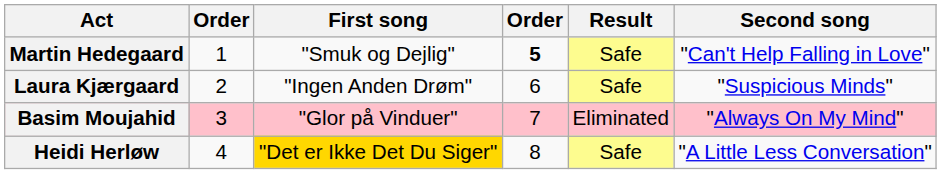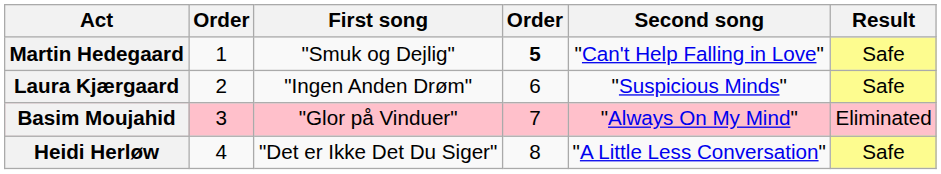columns swapped: (805, 20) <-> (621, 20)
(378, 151) gold background -> (378, 151) no background
